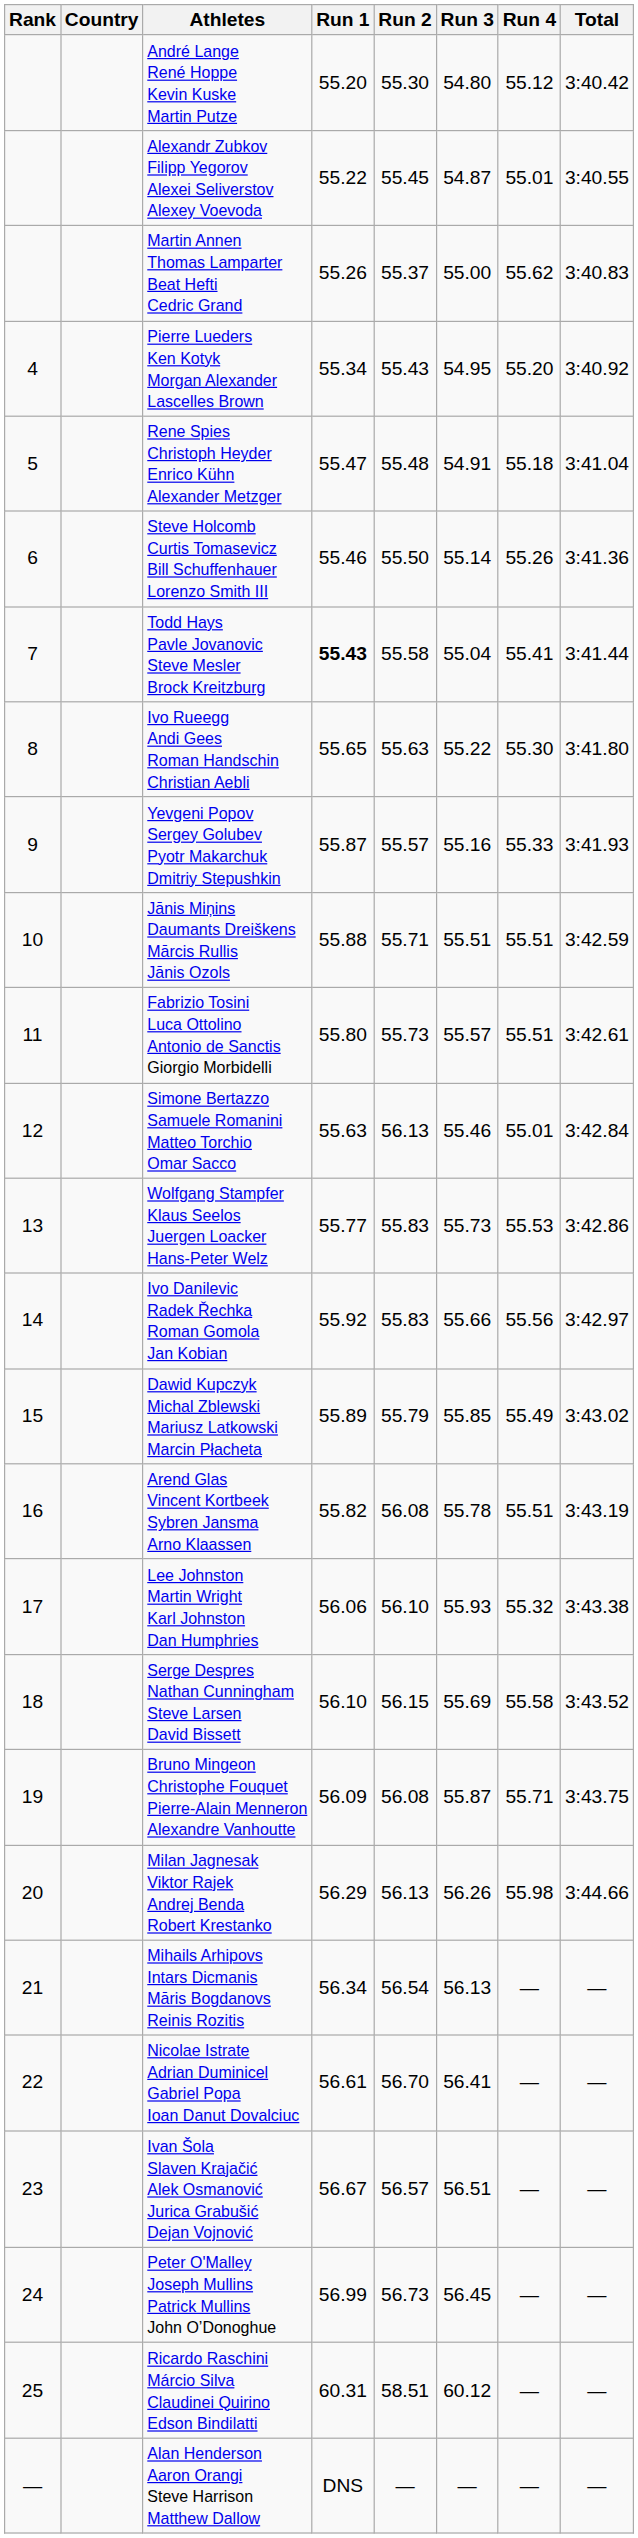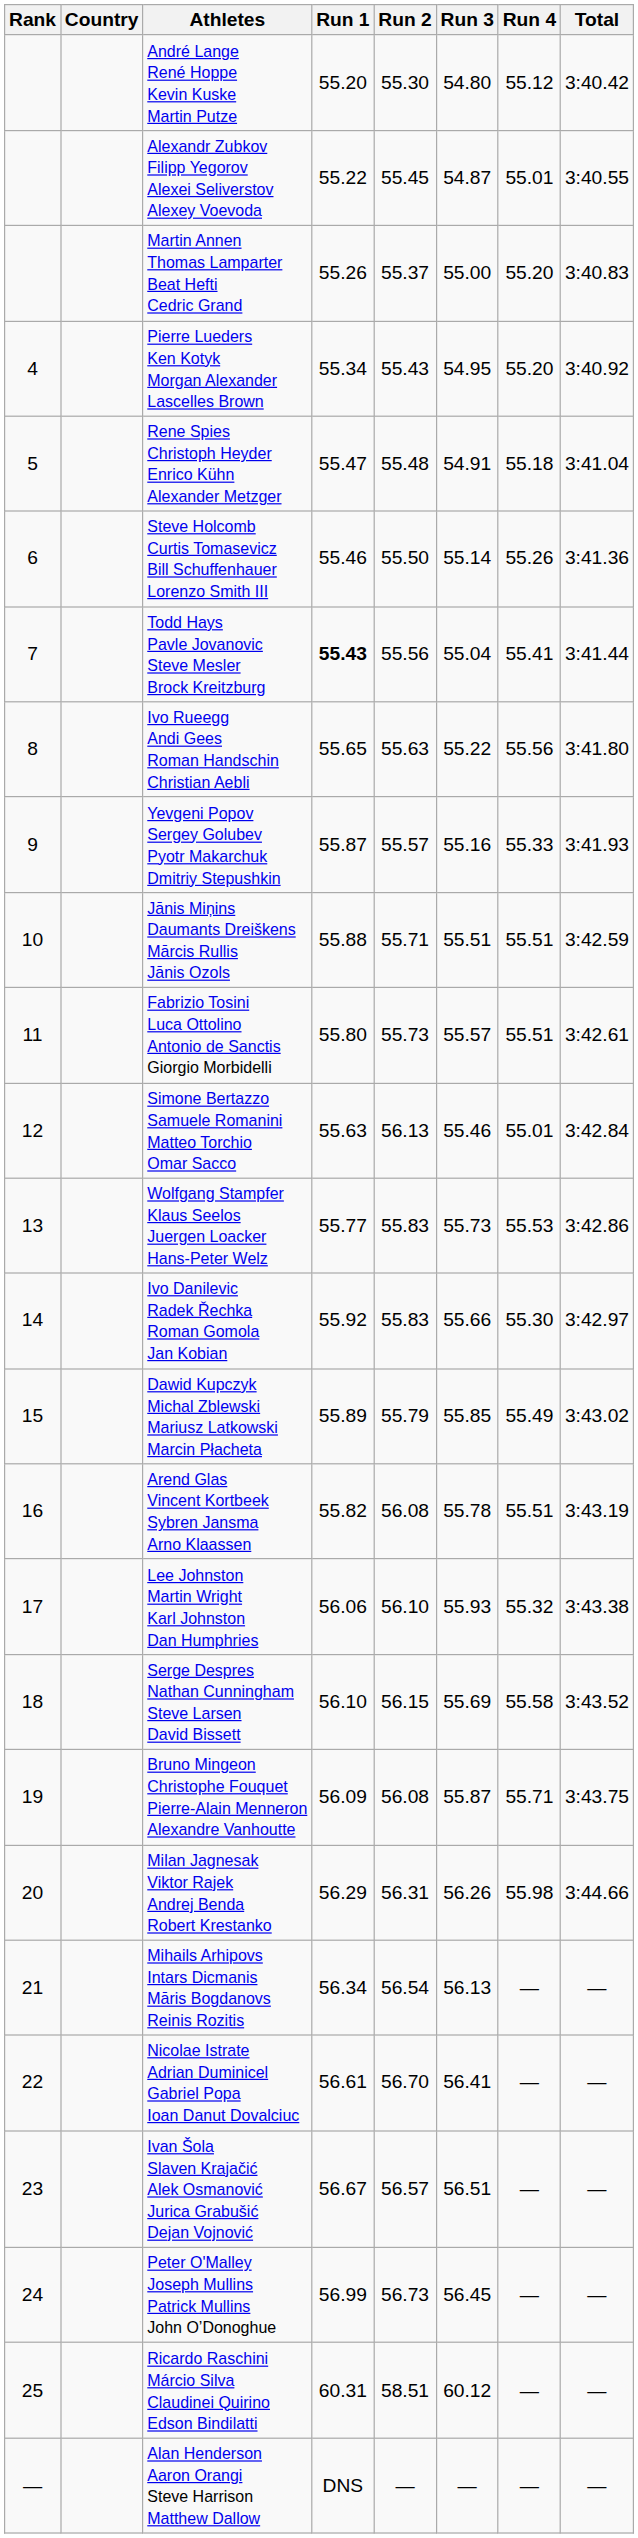(529, 273) 55.62 -> (529, 273) 55.20
(405, 654) 55.58 -> (405, 654) 55.56
(529, 749) 55.30 -> (529, 749) 55.56
(529, 1320) 55.56 -> (529, 1320) 55.30
(405, 1892) 56.13 -> (405, 1892) 56.31
